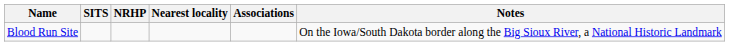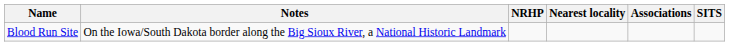columns swapped: (96, 13) <-> (511, 13)
